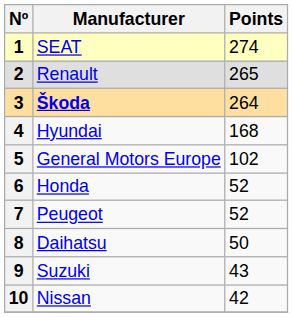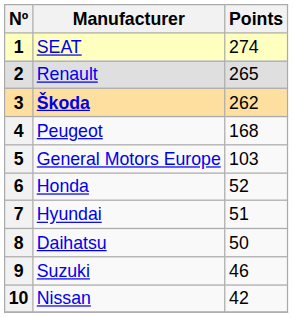(244, 103) 264 -> (244, 103) 262
(69, 131) Hyundai -> (70, 131) Peugeot
(244, 159) 102 -> (244, 159) 103
(70, 215) Peugeot -> (69, 215) Hyundai
(239, 215) 52 -> (239, 215) 51
(239, 271) 43 -> (239, 271) 46
